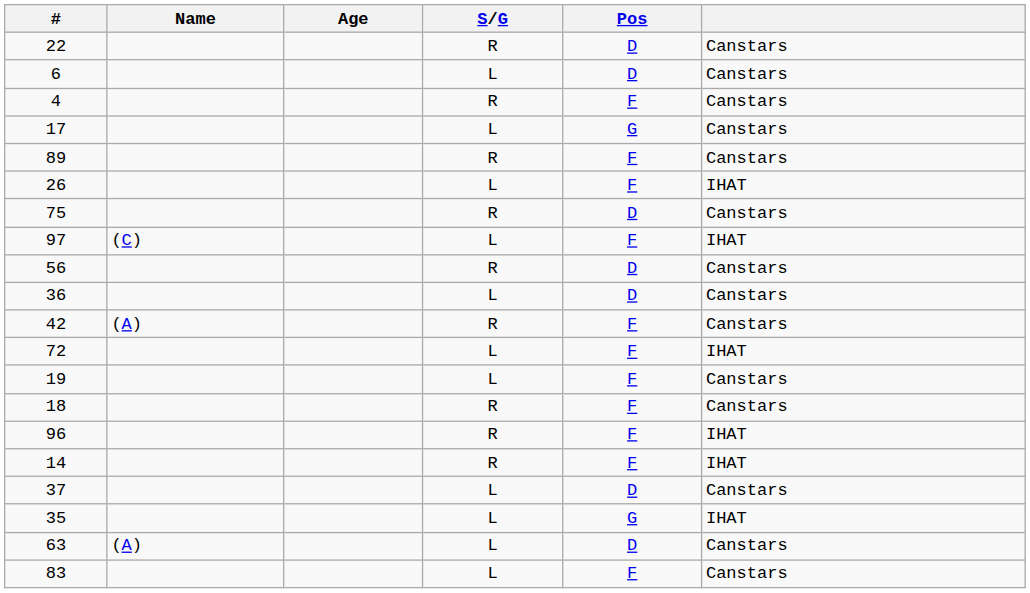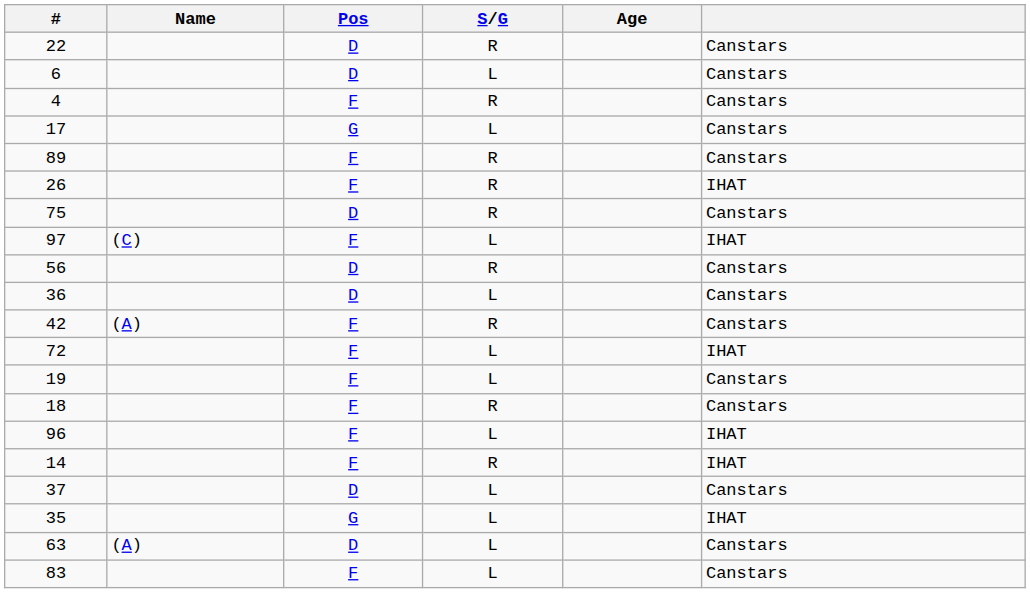columns swapped: (632, 19) <-> (353, 19)
(493, 185) L -> (493, 185) R
(493, 435) R -> (493, 435) L
